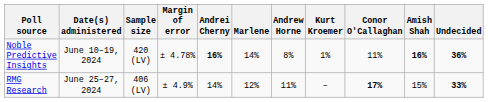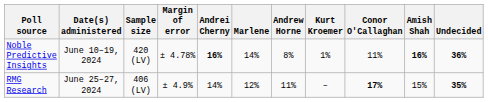(459, 85) 33% -> (459, 85) 35%
